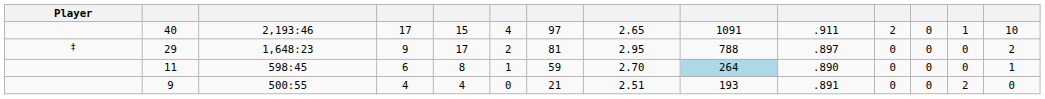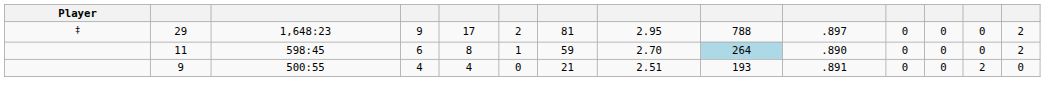- row: (170, 30)
(1012, 68) 1 -> (1021, 51) 2
